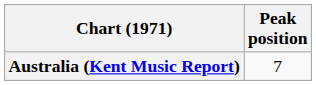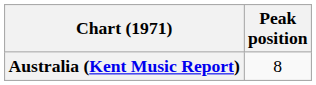(278, 66) 7 -> (278, 66) 8
